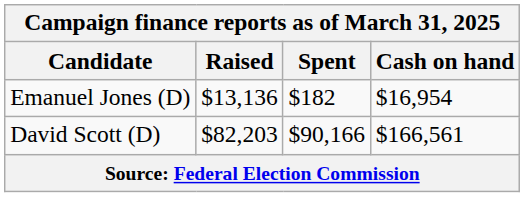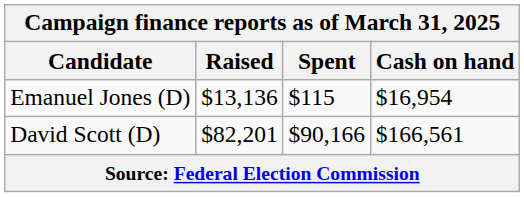(312, 97) $182 -> (312, 97) $115
(239, 135) $82,203 -> (239, 135) $82,201
